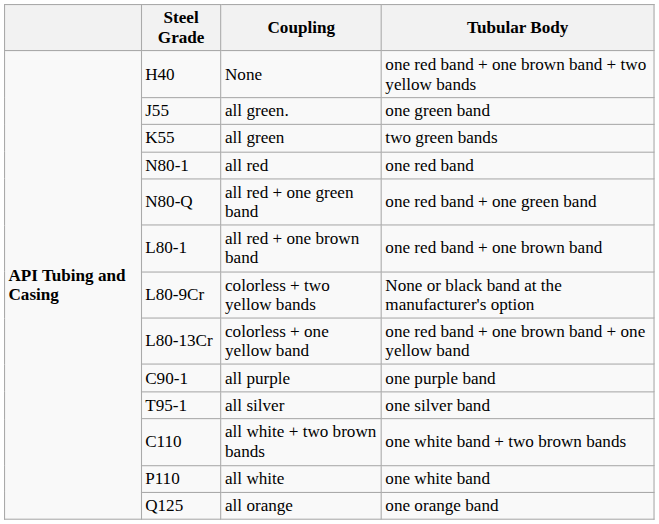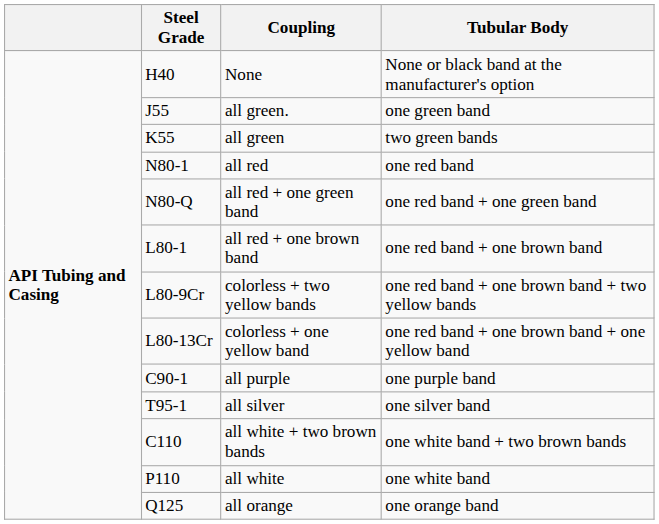(516, 74) one red band + one brown band + two yellow bands -> (474, 74) None or black band at the manufacturer's option
(474, 294) None or black band at the manufacturer's option -> (516, 294) one red band + one brown band + two yellow bands
